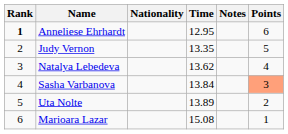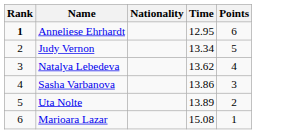- column: (233, 13)
(201, 48) 13.35 -> (201, 48) 13.34
(201, 84) 13.84 -> (201, 84) 13.86
(266, 84) lightsalmon background -> (234, 84) no background
